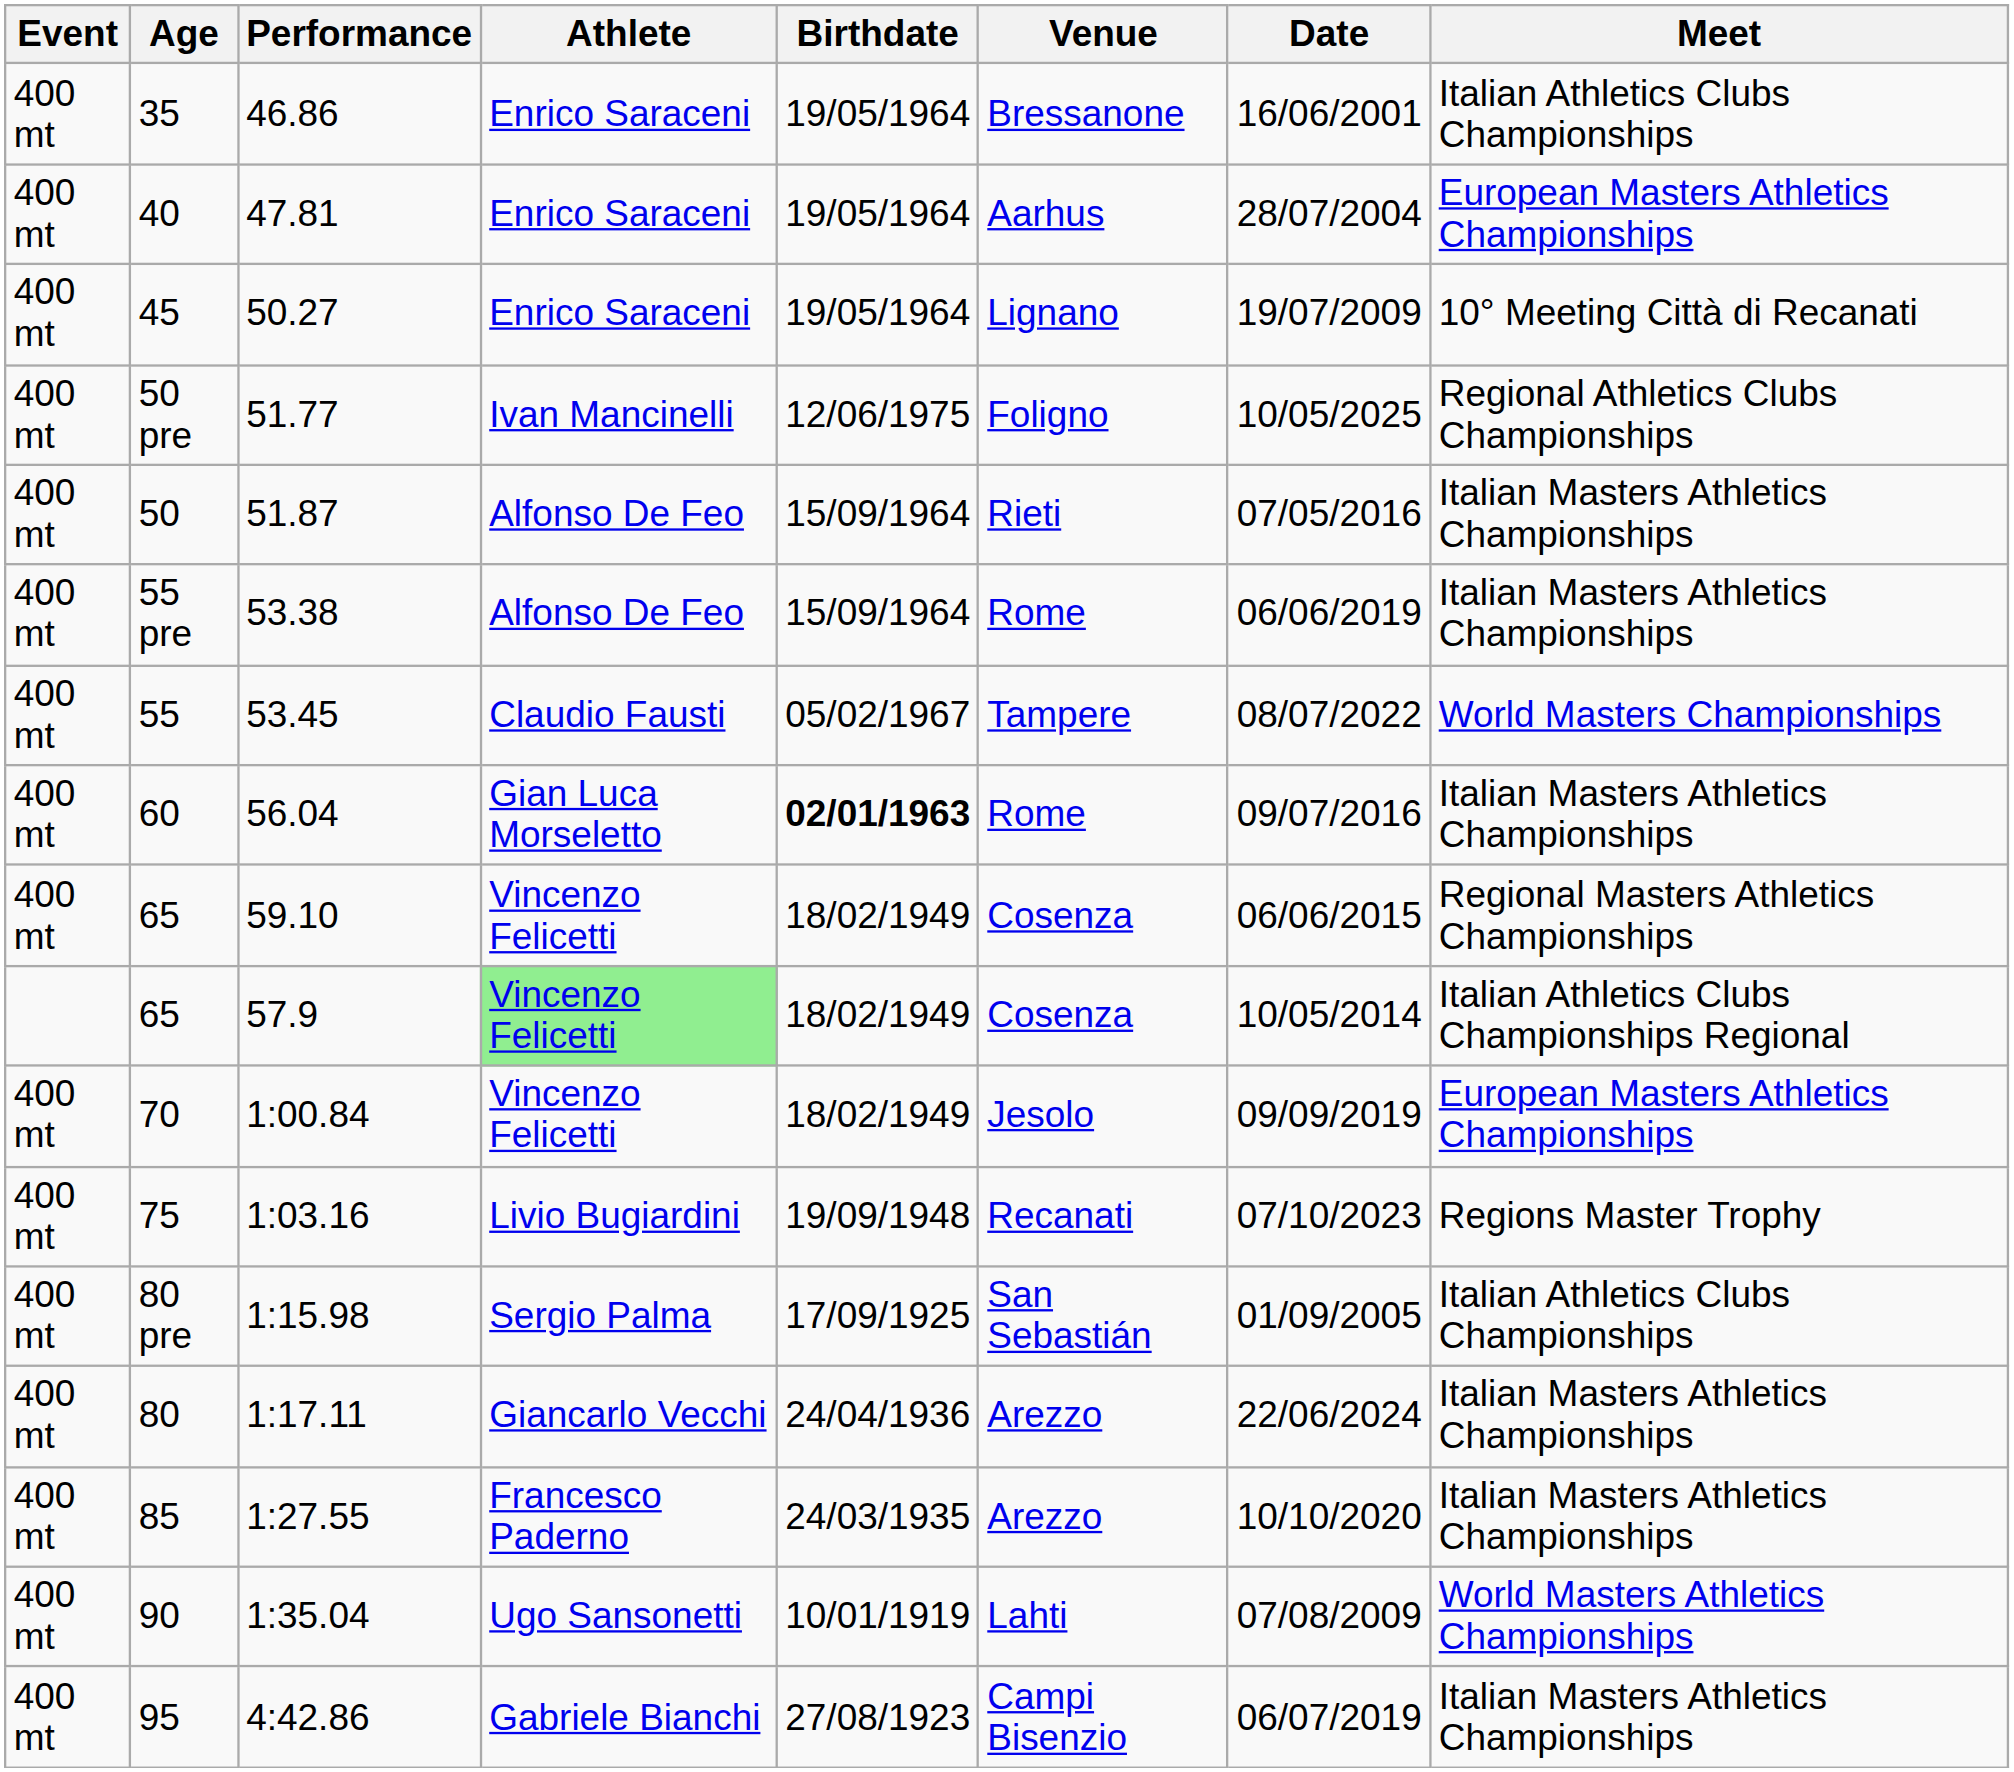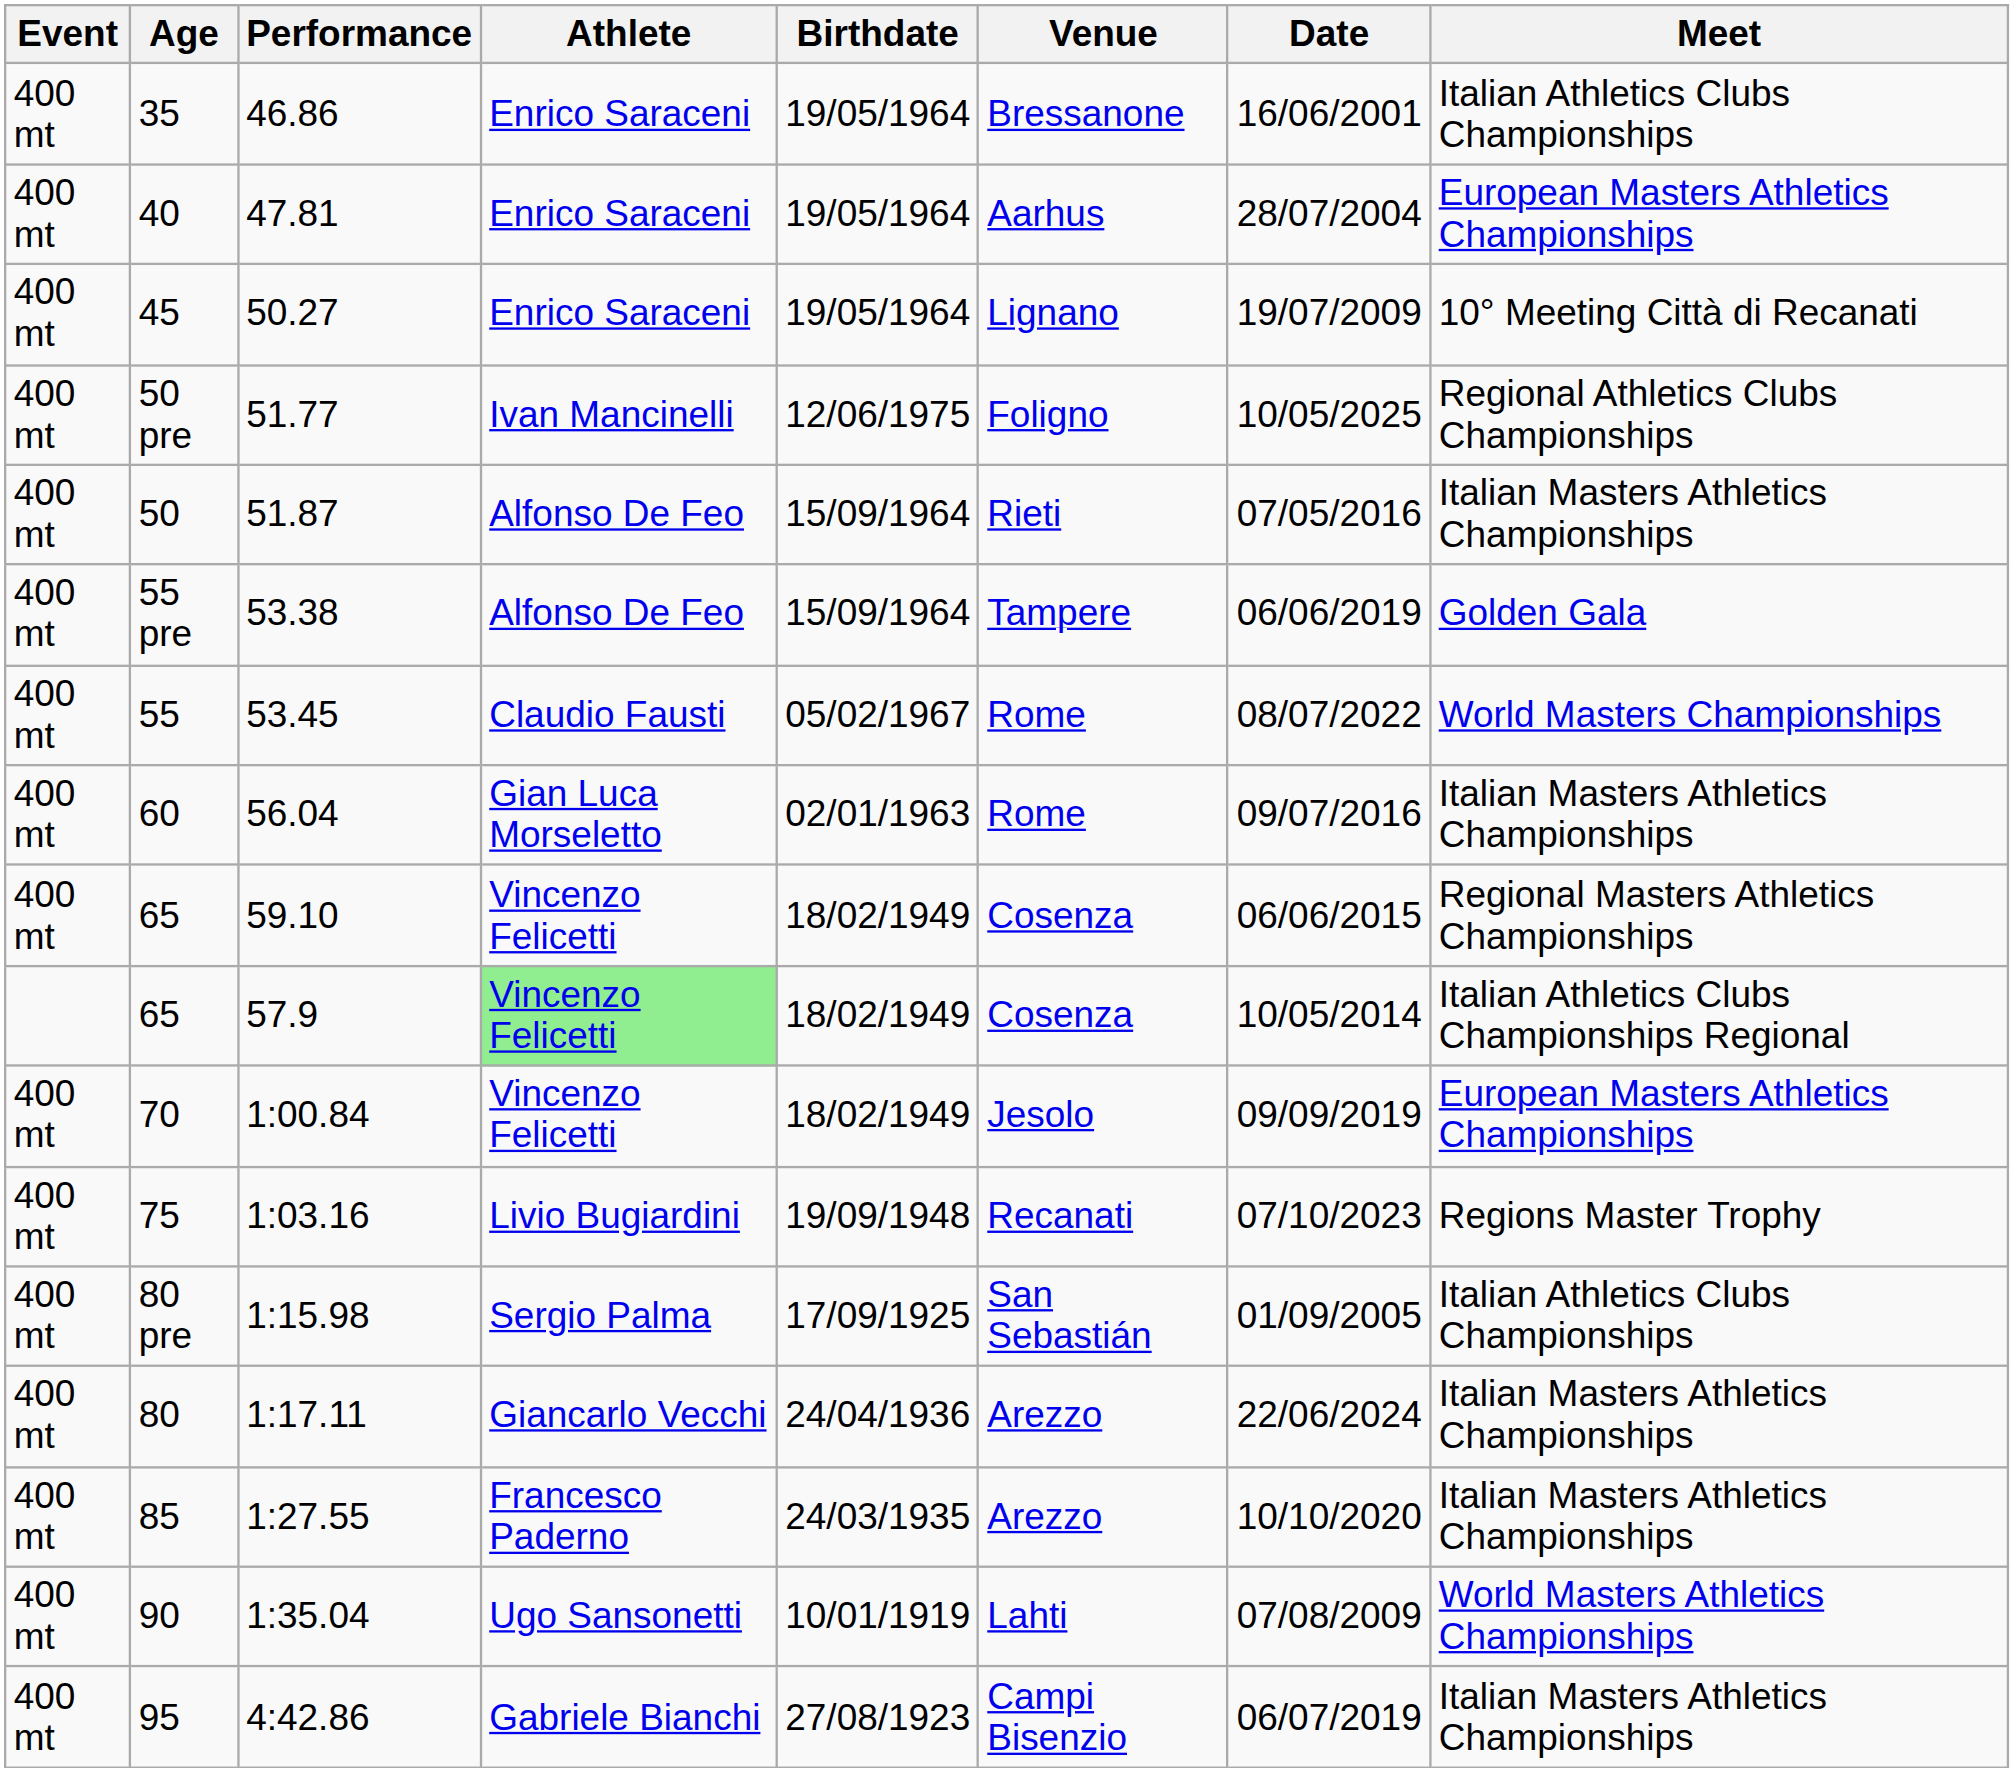(1037, 614) Rome -> (1059, 614) Tampere
(1633, 614) Italian Masters Athletics Championships -> (1542, 614) Golden Gala
(1059, 714) Tampere -> (1037, 714) Rome
(878, 814) bold -> (878, 814) normal
